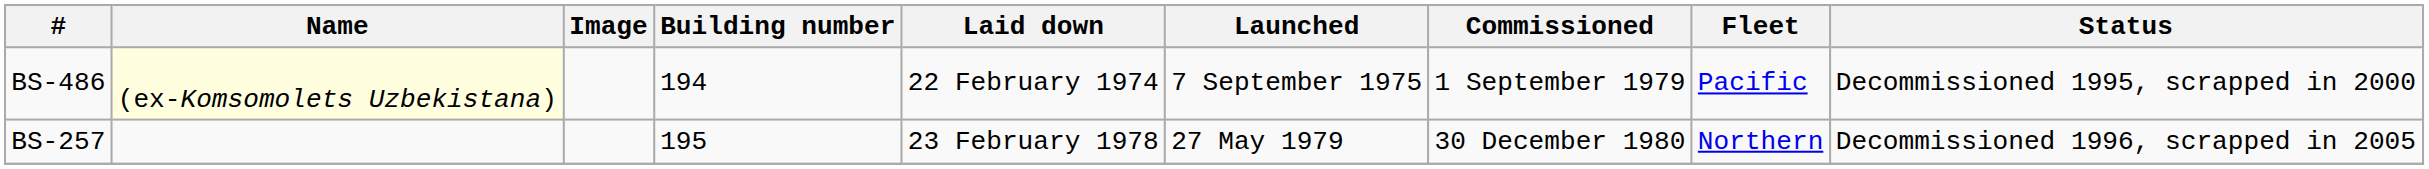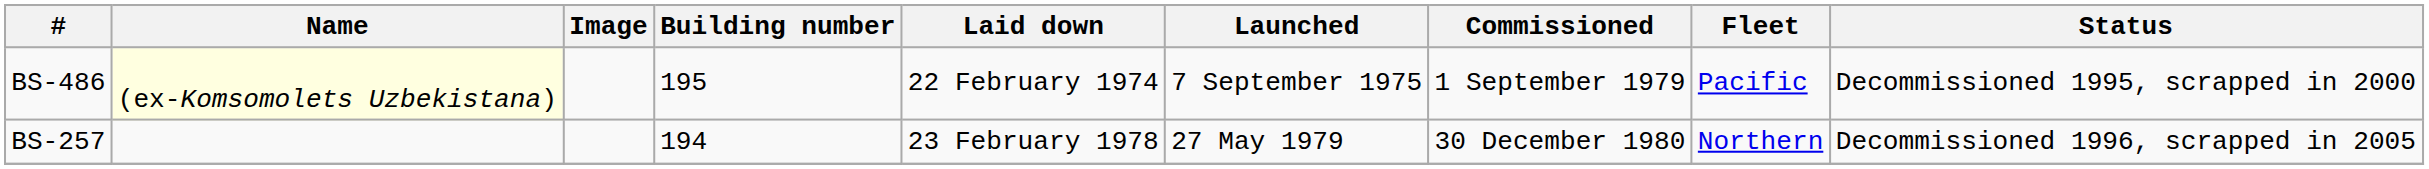(684, 84) 194 -> (684, 84) 195
(684, 142) 195 -> (684, 142) 194
